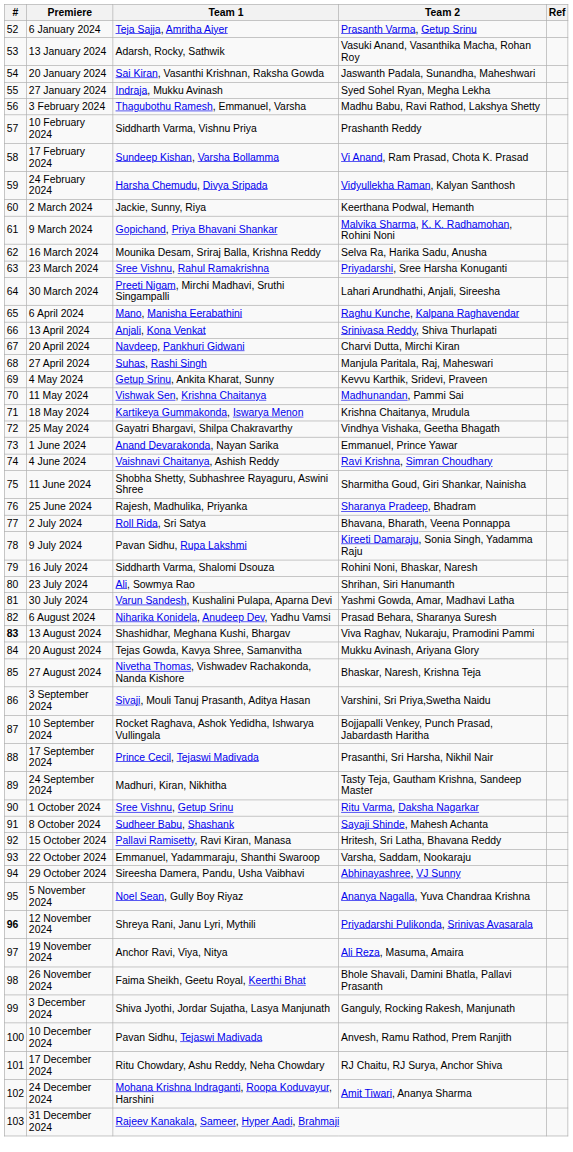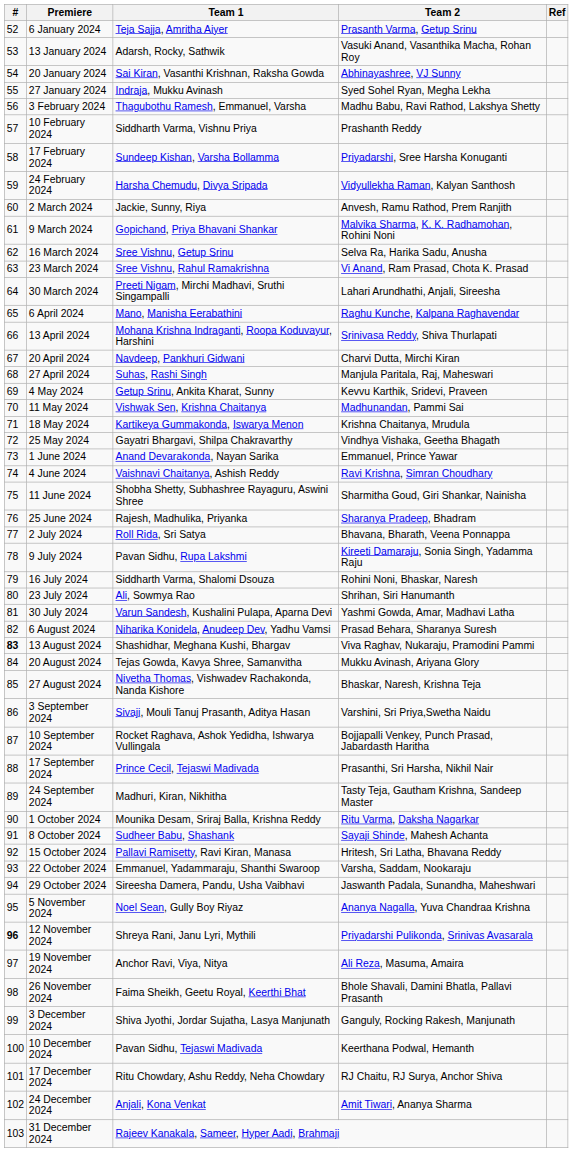(438, 73) Jaswanth Padala, Sunandha, Maheshwari -> (401, 73) Abhinayashree, VJ Sunny
(435, 157) Vi Anand, Ram Prasad, Chota K. Prasad -> (424, 157) Priyadarshi, Sree Harsha Konuganti
(408, 207) Keerthana Podwal, Hemanth -> (426, 207) Anvesh, Ramu Rathod, Prem Ranjith
(218, 252) Mounika Desam, Sriraj Balla, Krishna Reddy -> (174, 252) Sree Vishnu, Getup Srinu
(424, 269) Priyadarshi, Sree Harsha Konuganti -> (435, 269) Vi Anand, Ram Prasad, Chota K. Prasad
(161, 330) Anjali, Kona Venkat -> (224, 336) Mohana Krishna Indraganti, Roopa Koduvayur, Harshini
(174, 808) Sree Vishnu, Getup Srinu -> (218, 819) Mounika Desam, Sriraj Balla, Krishna Reddy
(401, 874) Abhinayashree, VJ Sunny -> (438, 885) Jaswanth Padala, Sunandha, Maheshwari
(426, 1037) Anvesh, Ramu Rathod, Prem Ranjith -> (408, 1049) Keerthana Podwal, Hemanth
(224, 1093) Mohana Krishna Indraganti, Roopa Koduvayur, Harshini -> (161, 1105) Anjali, Kona Venkat
